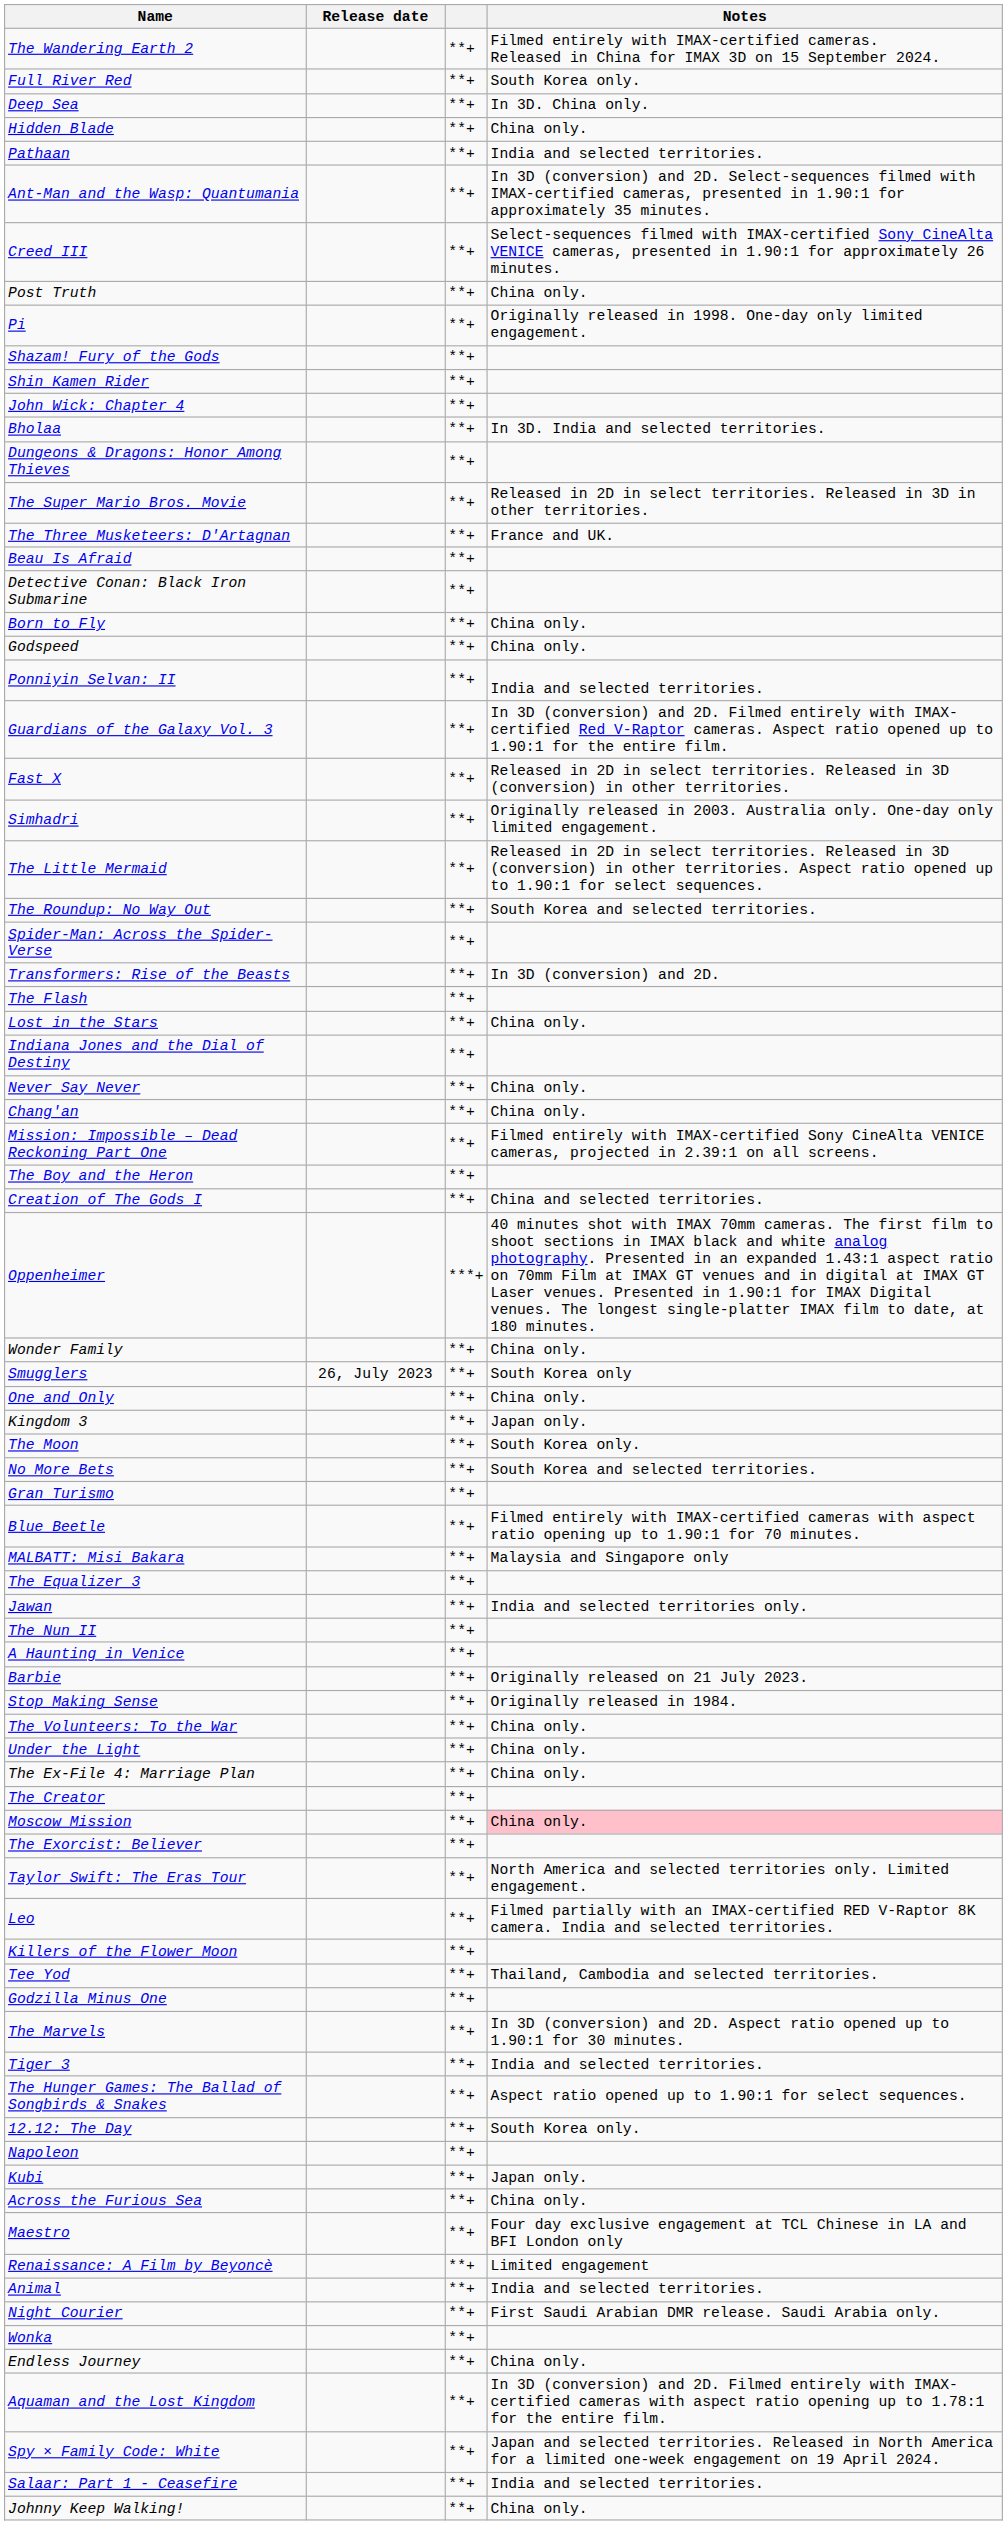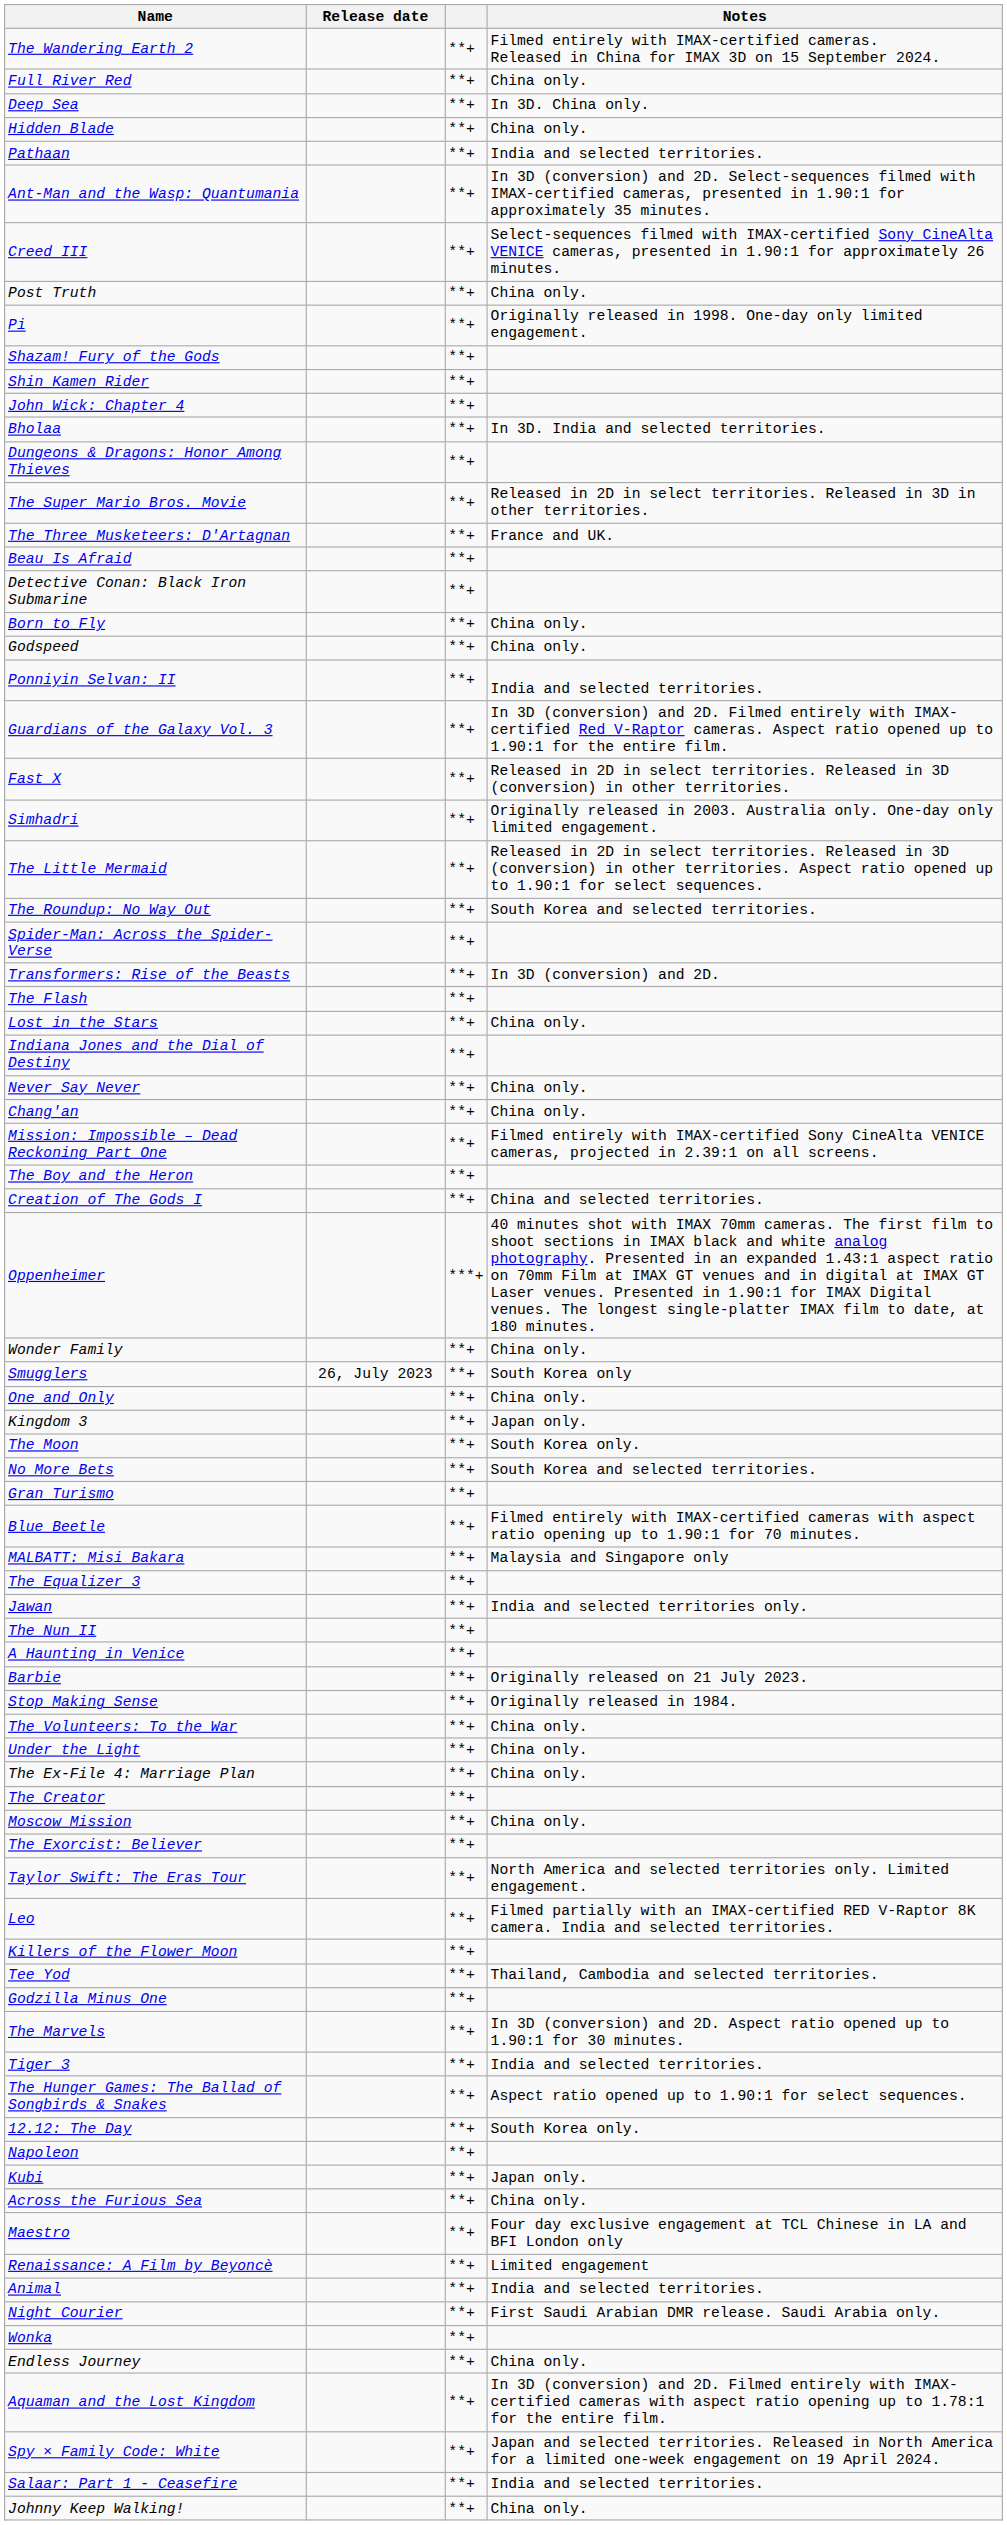(566, 81) South Korea only. -> (539, 81) China only.
(539, 1822) pink background -> (539, 1822) no background
